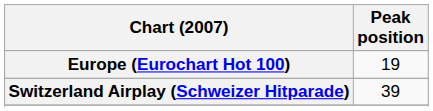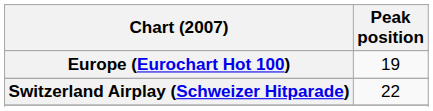(391, 91) 39 -> (391, 91) 22
